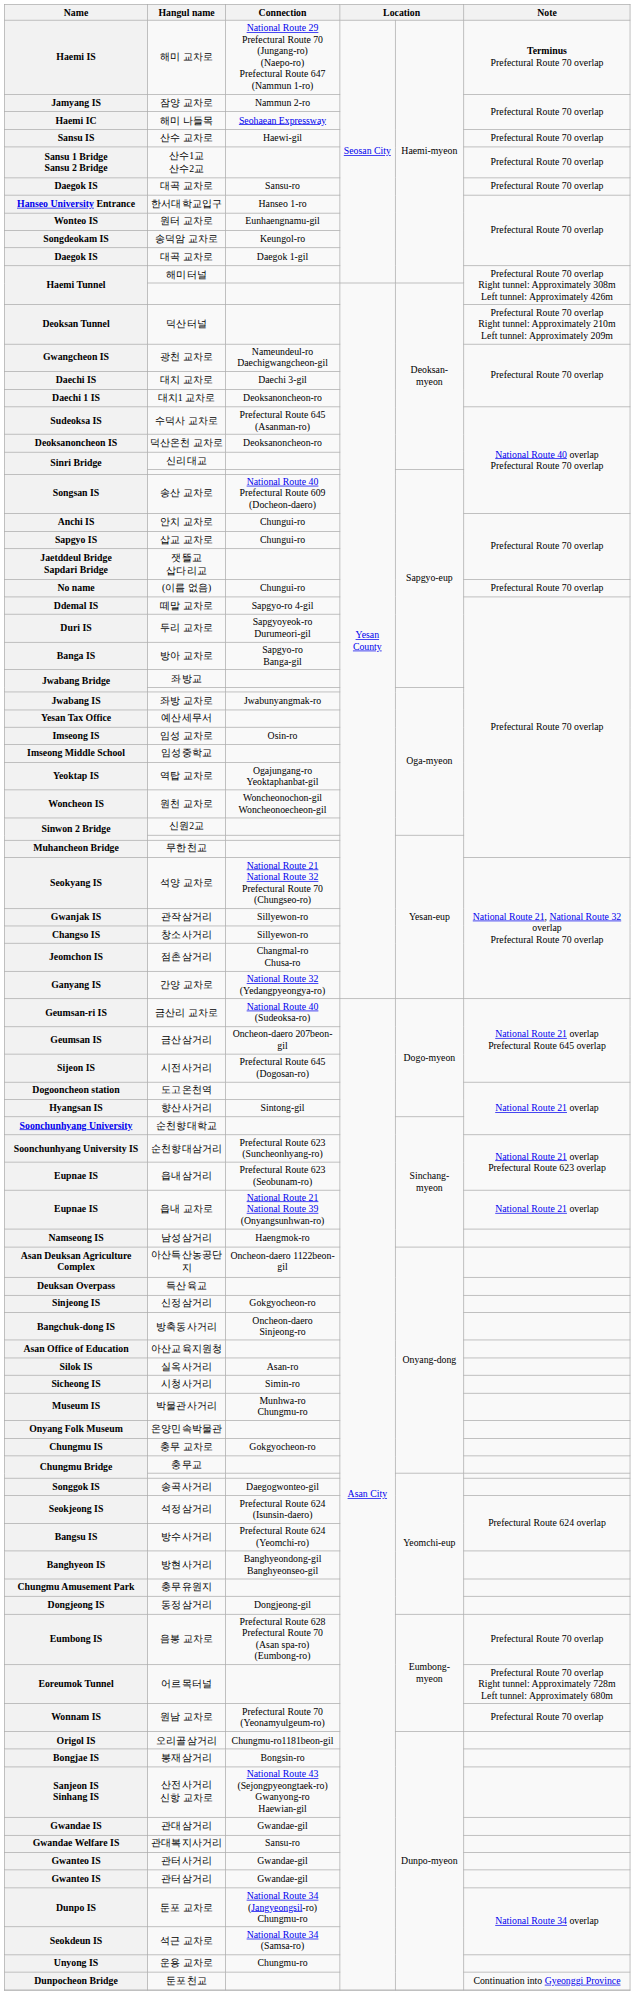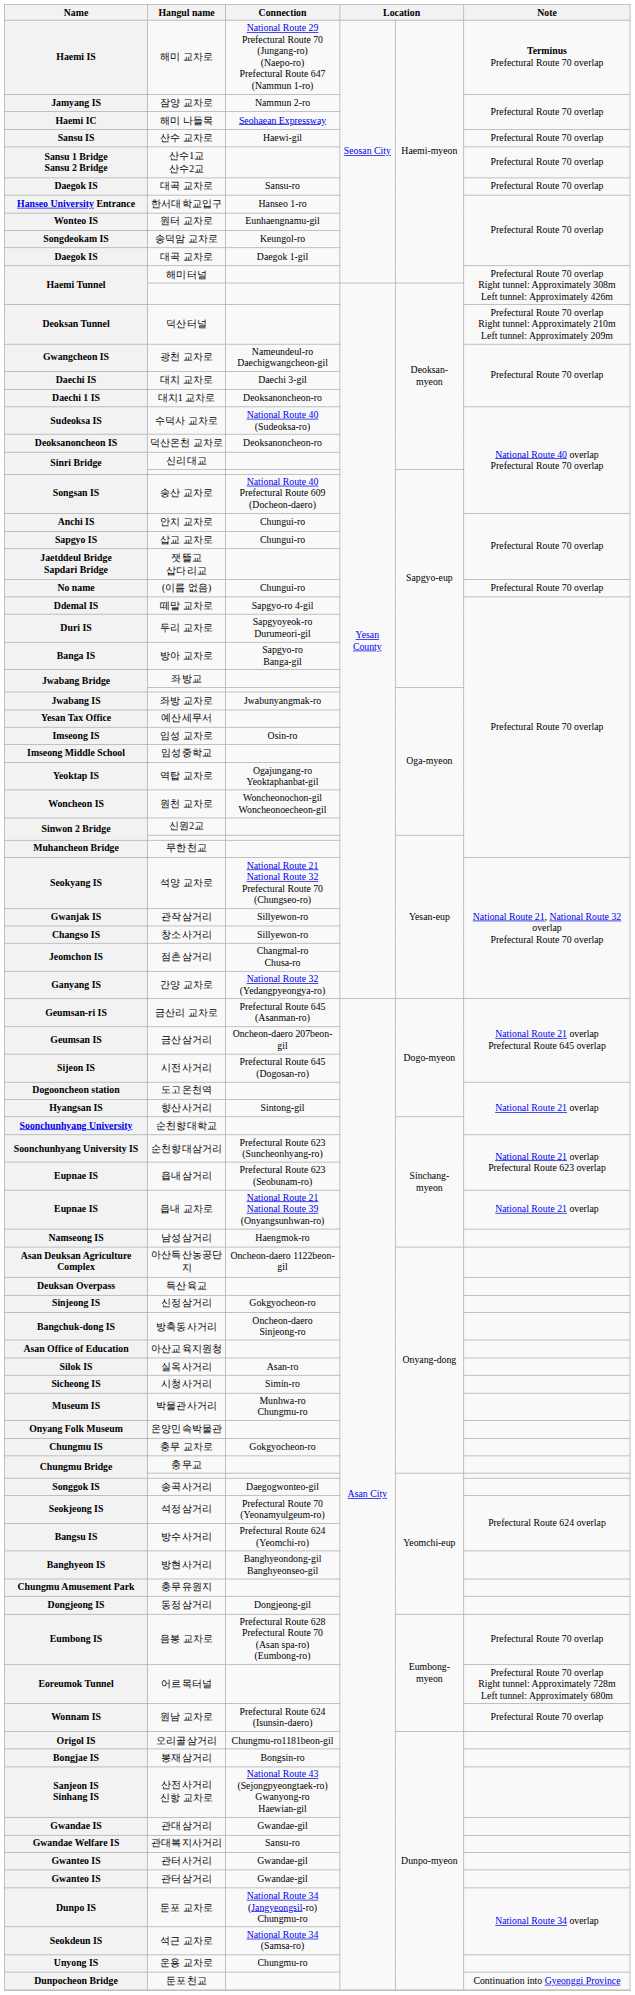(283, 420) Prefectural Route 645 (Asanman-ro) -> (283, 420) National Route 40 (Sudeoksa-ro)
(283, 1012) National Route 40 (Sudeoksa-ro) -> (283, 1012) Prefectural Route 645 (Asanman-ro)
(283, 1509) Prefectural Route 624 (Isunsin-daero) -> (283, 1509) Prefectural Route 70 (Yeonamyulgeum-ro)
(283, 1717) Prefectural Route 70 (Yeonamyulgeum-ro) -> (283, 1717) Prefectural Route 624 (Isunsin-daero)
